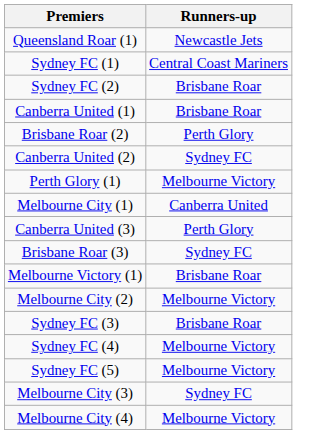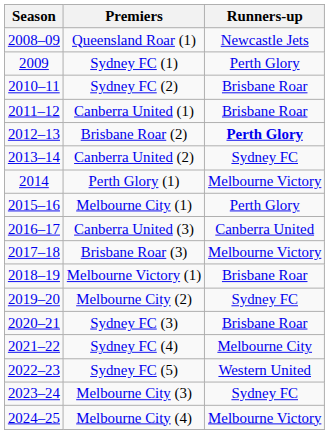+ column: (34, 16)
(219, 63) Central Coast Mariners -> (265, 63) Perth Glory
(219, 134) normal -> (265, 134) bold
(219, 205) Canberra United -> (265, 205) Perth Glory
(219, 228) Perth Glory -> (265, 228) Canberra United
(219, 252) Sydney FC -> (265, 252) Melbourne Victory
(219, 299) Melbourne Victory -> (265, 299) Sydney FC
(219, 346) Melbourne Victory -> (265, 346) Melbourne City
(219, 370) Melbourne Victory -> (265, 370) Western United
